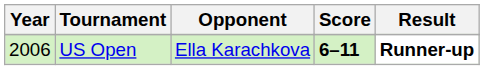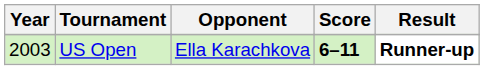(30, 49) 2006 -> (30, 49) 2003
